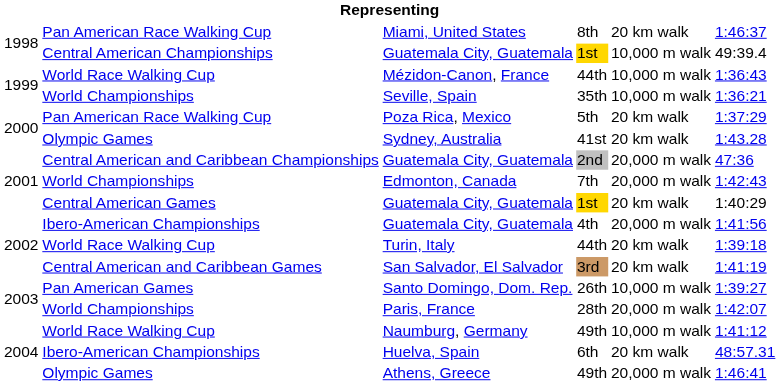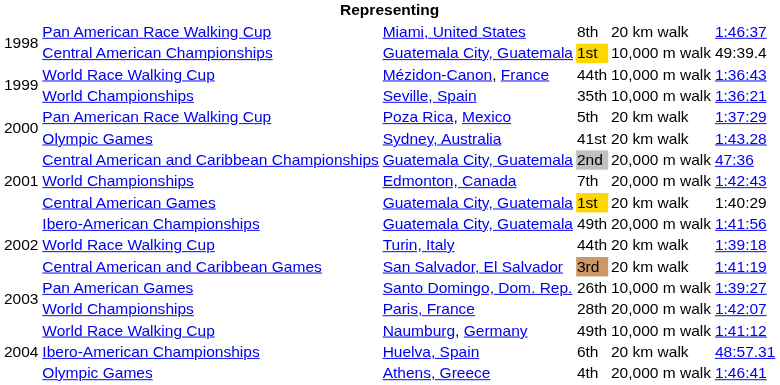(588, 224) 4th -> (592, 224) 49th
(592, 373) 49th -> (588, 373) 4th
